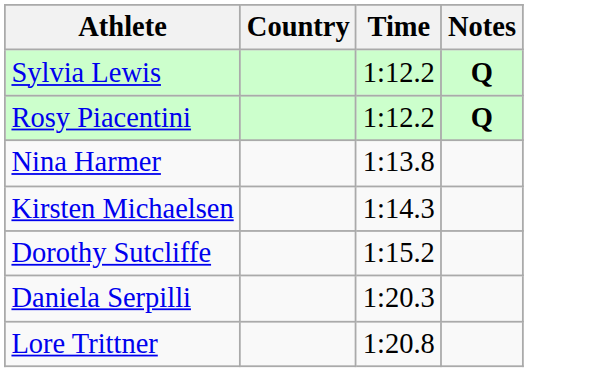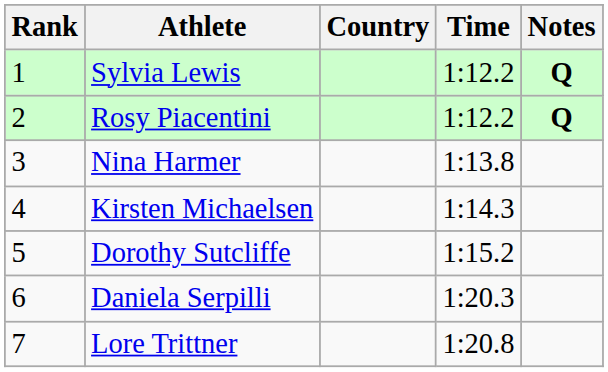+ column: (45, 27)
